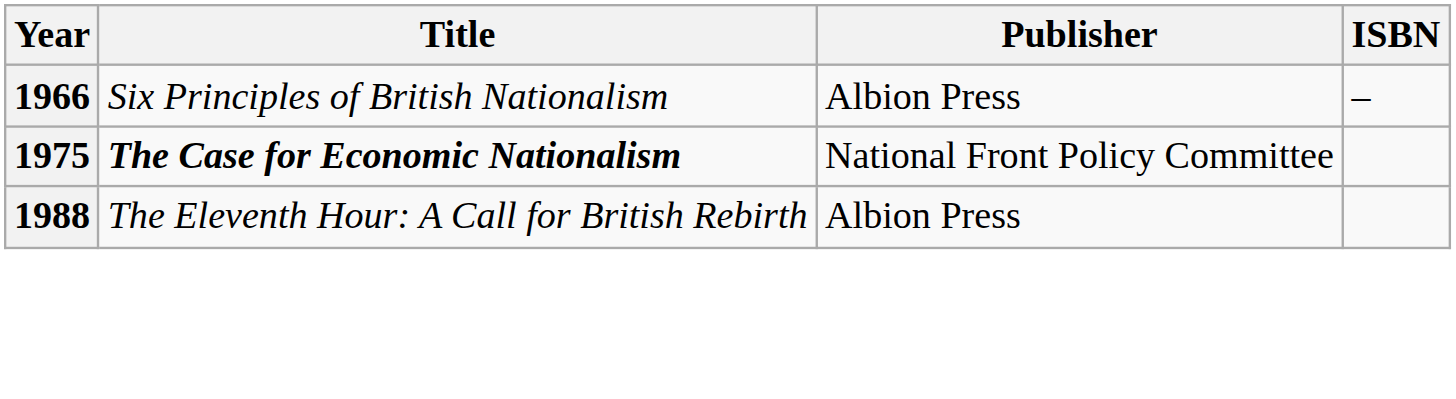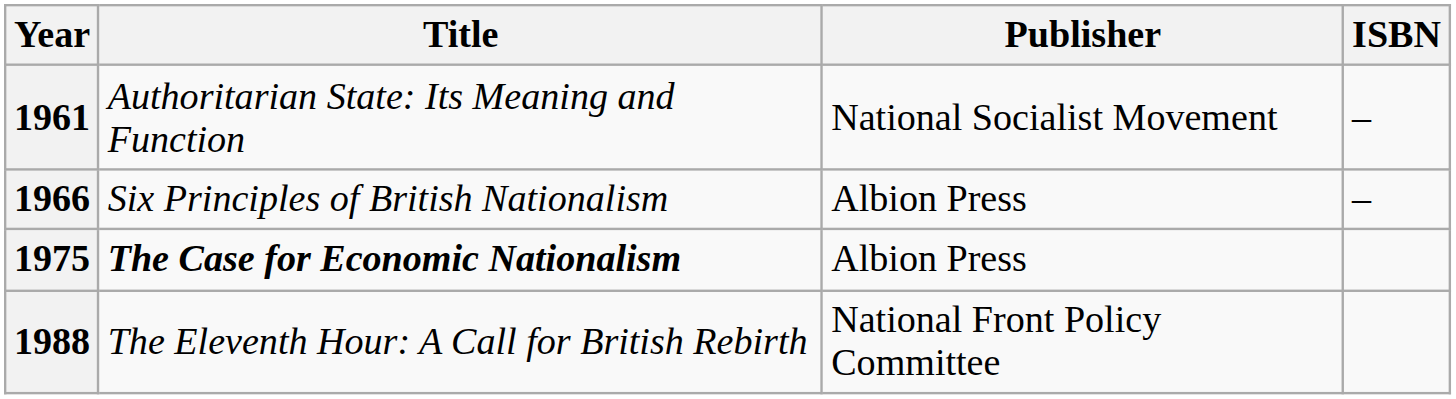+ row: (52, 116)
(1079, 155) National Front Policy Committee -> (929, 258) Albion Press
(923, 215) Albion Press -> (996, 340) National Front Policy Committee
